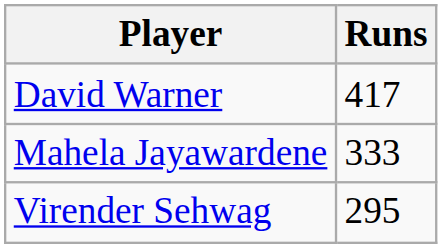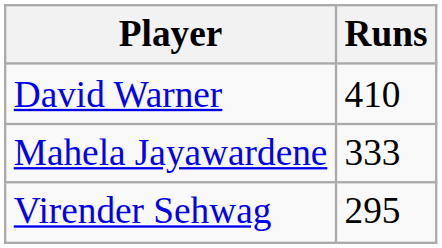(373, 93) 417 -> (373, 93) 410
